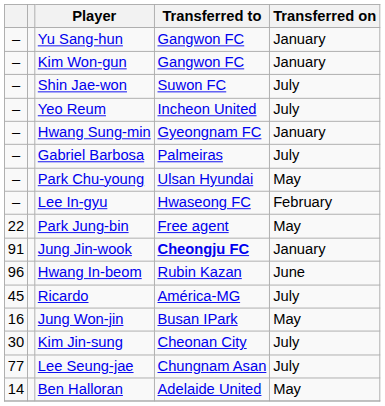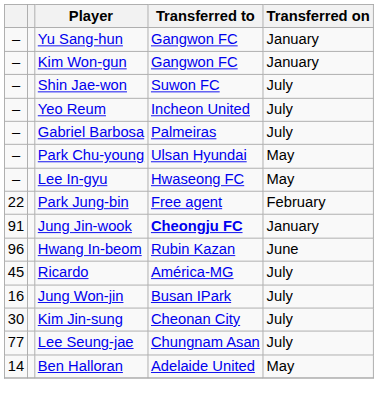- row: (94, 132)
(303, 202) February -> (280, 179) May
(287, 226) May -> (296, 202) February
(287, 319) May -> (280, 296) July
